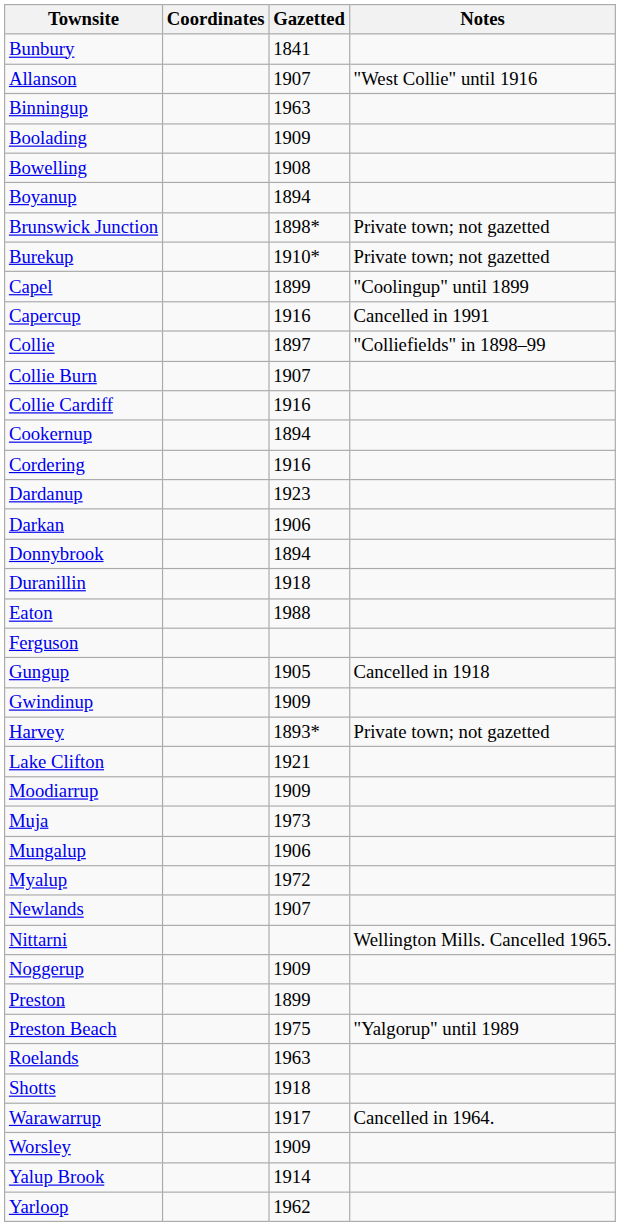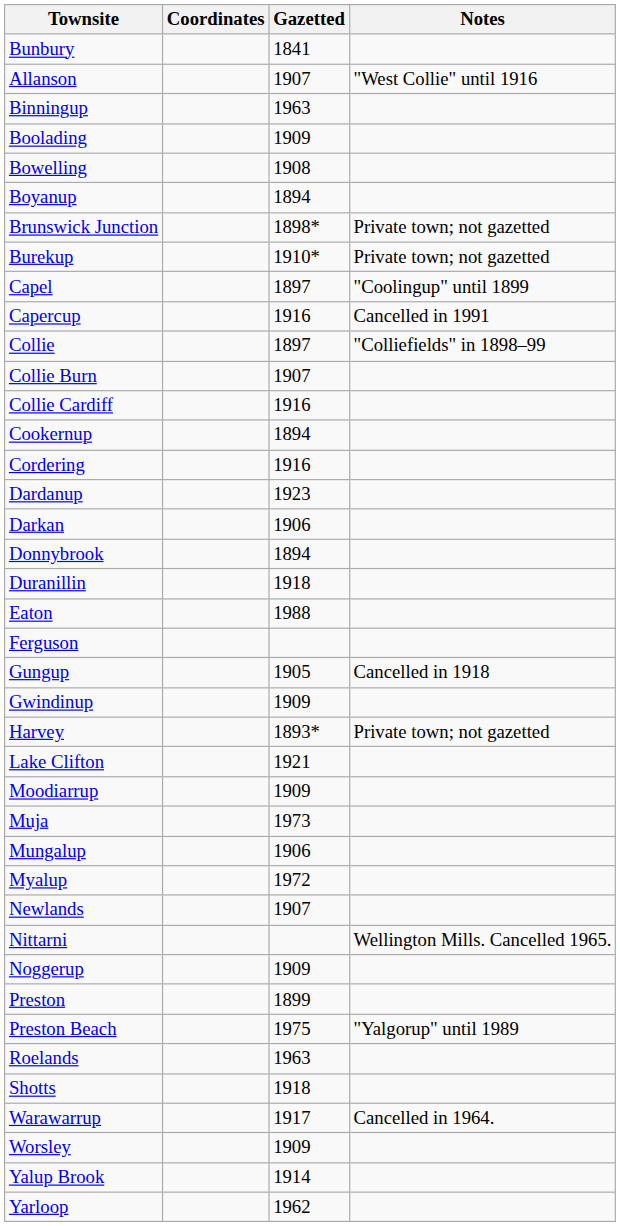(292, 286) 1899 -> (292, 286) 1897
